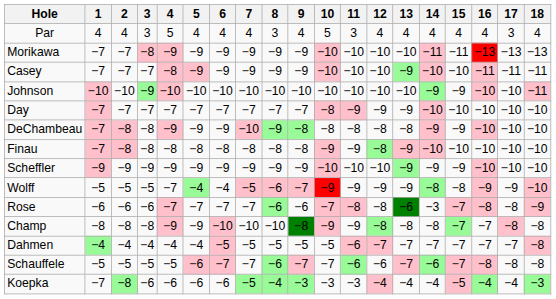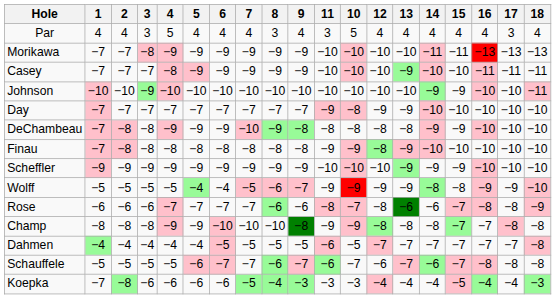columns swapped: (327, 14) <-> (354, 14)
(170, 187) −7 -> (170, 187) −5
(432, 206) −3 -> (432, 206) −6
